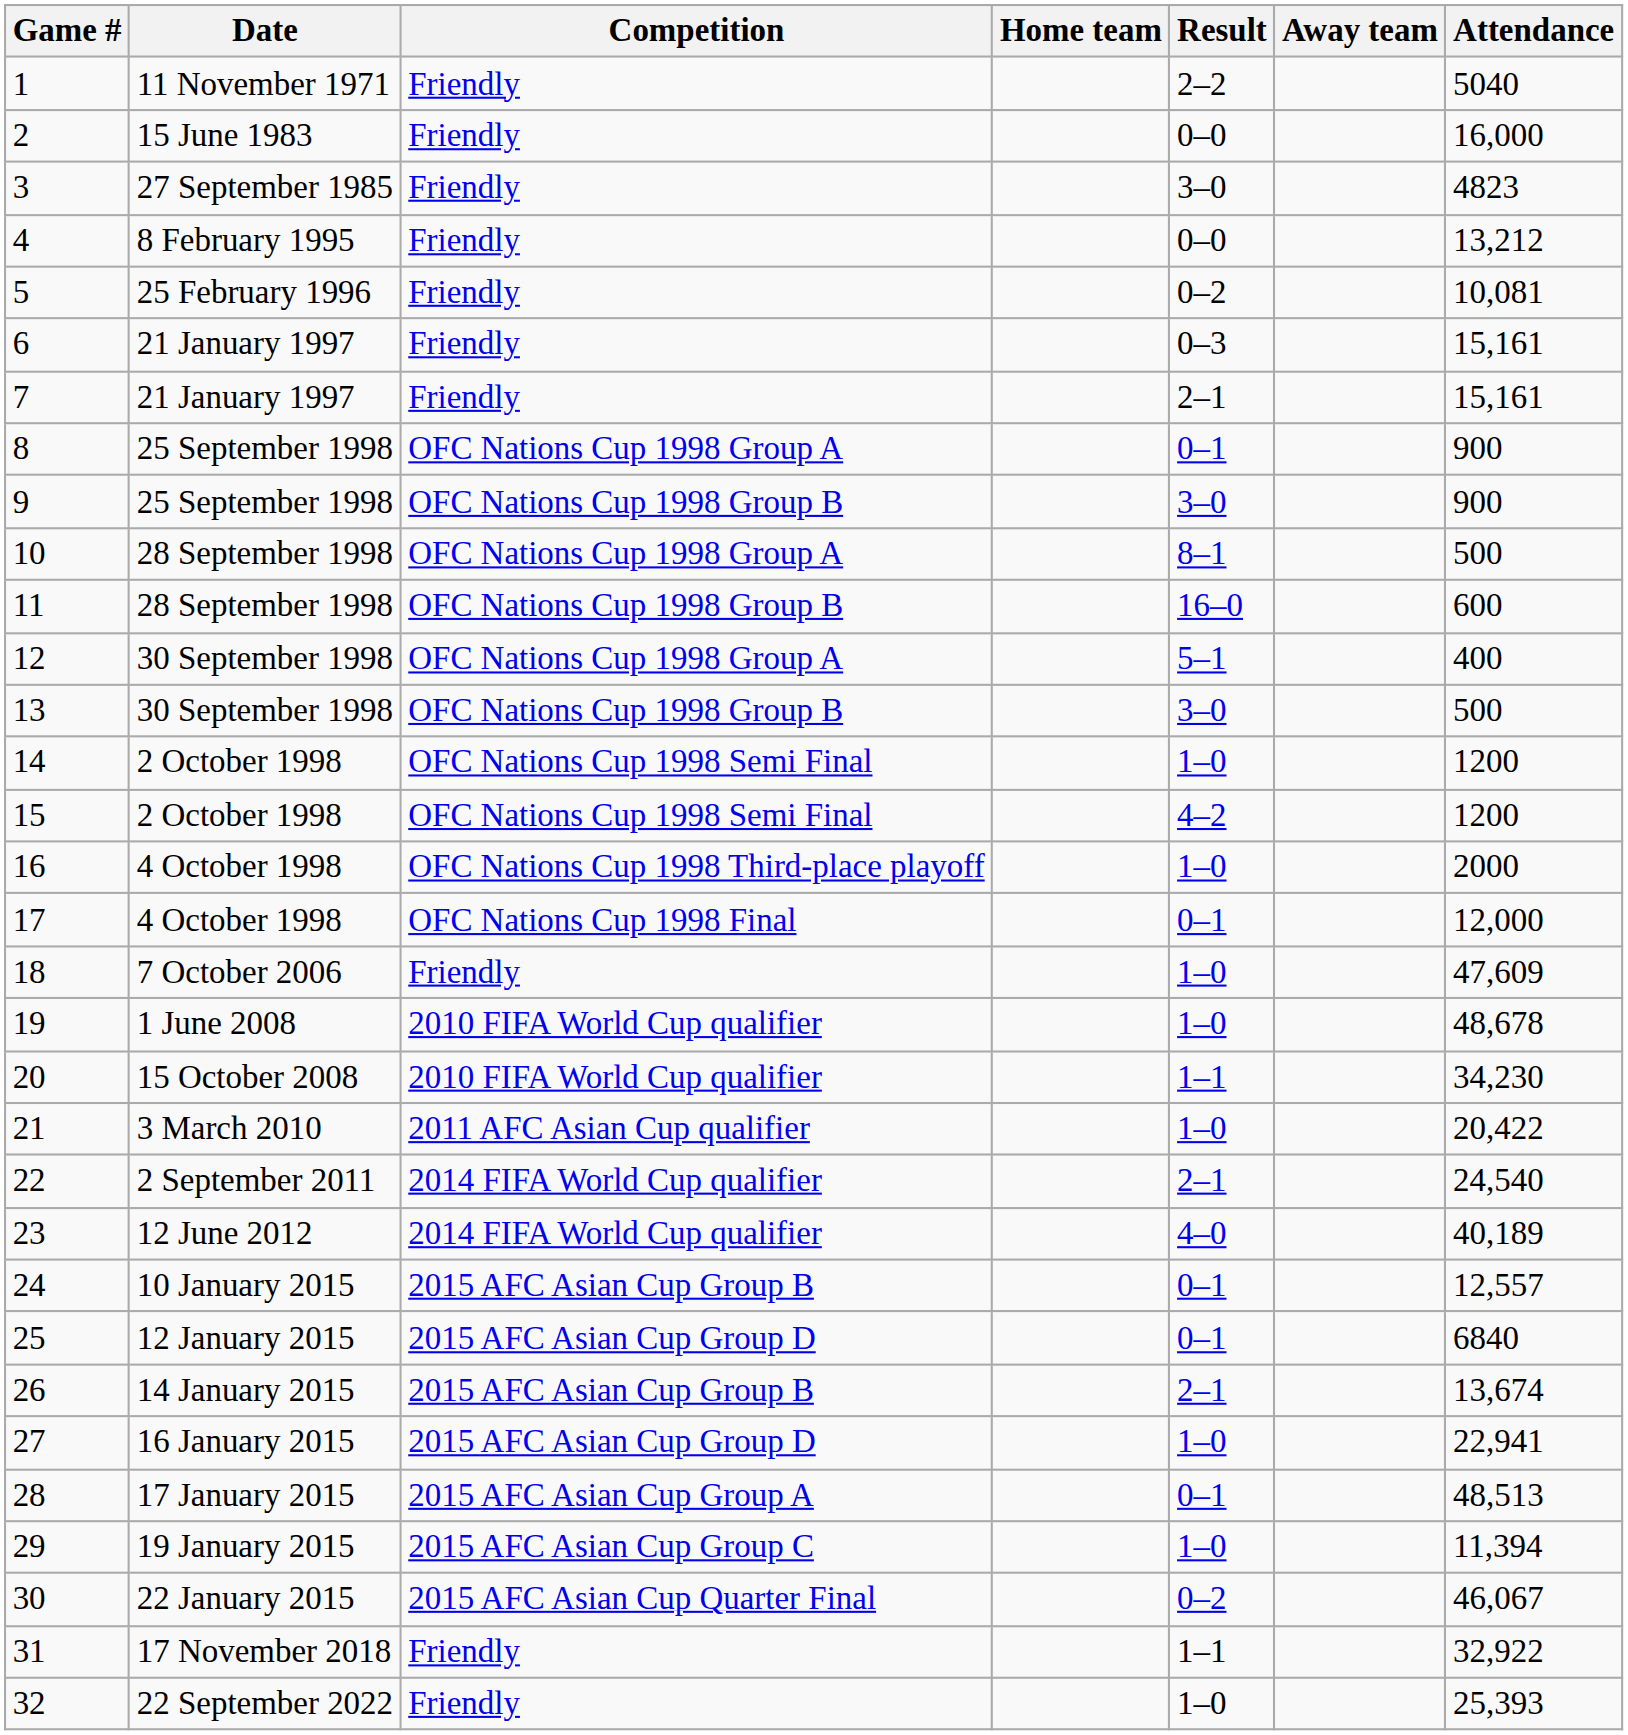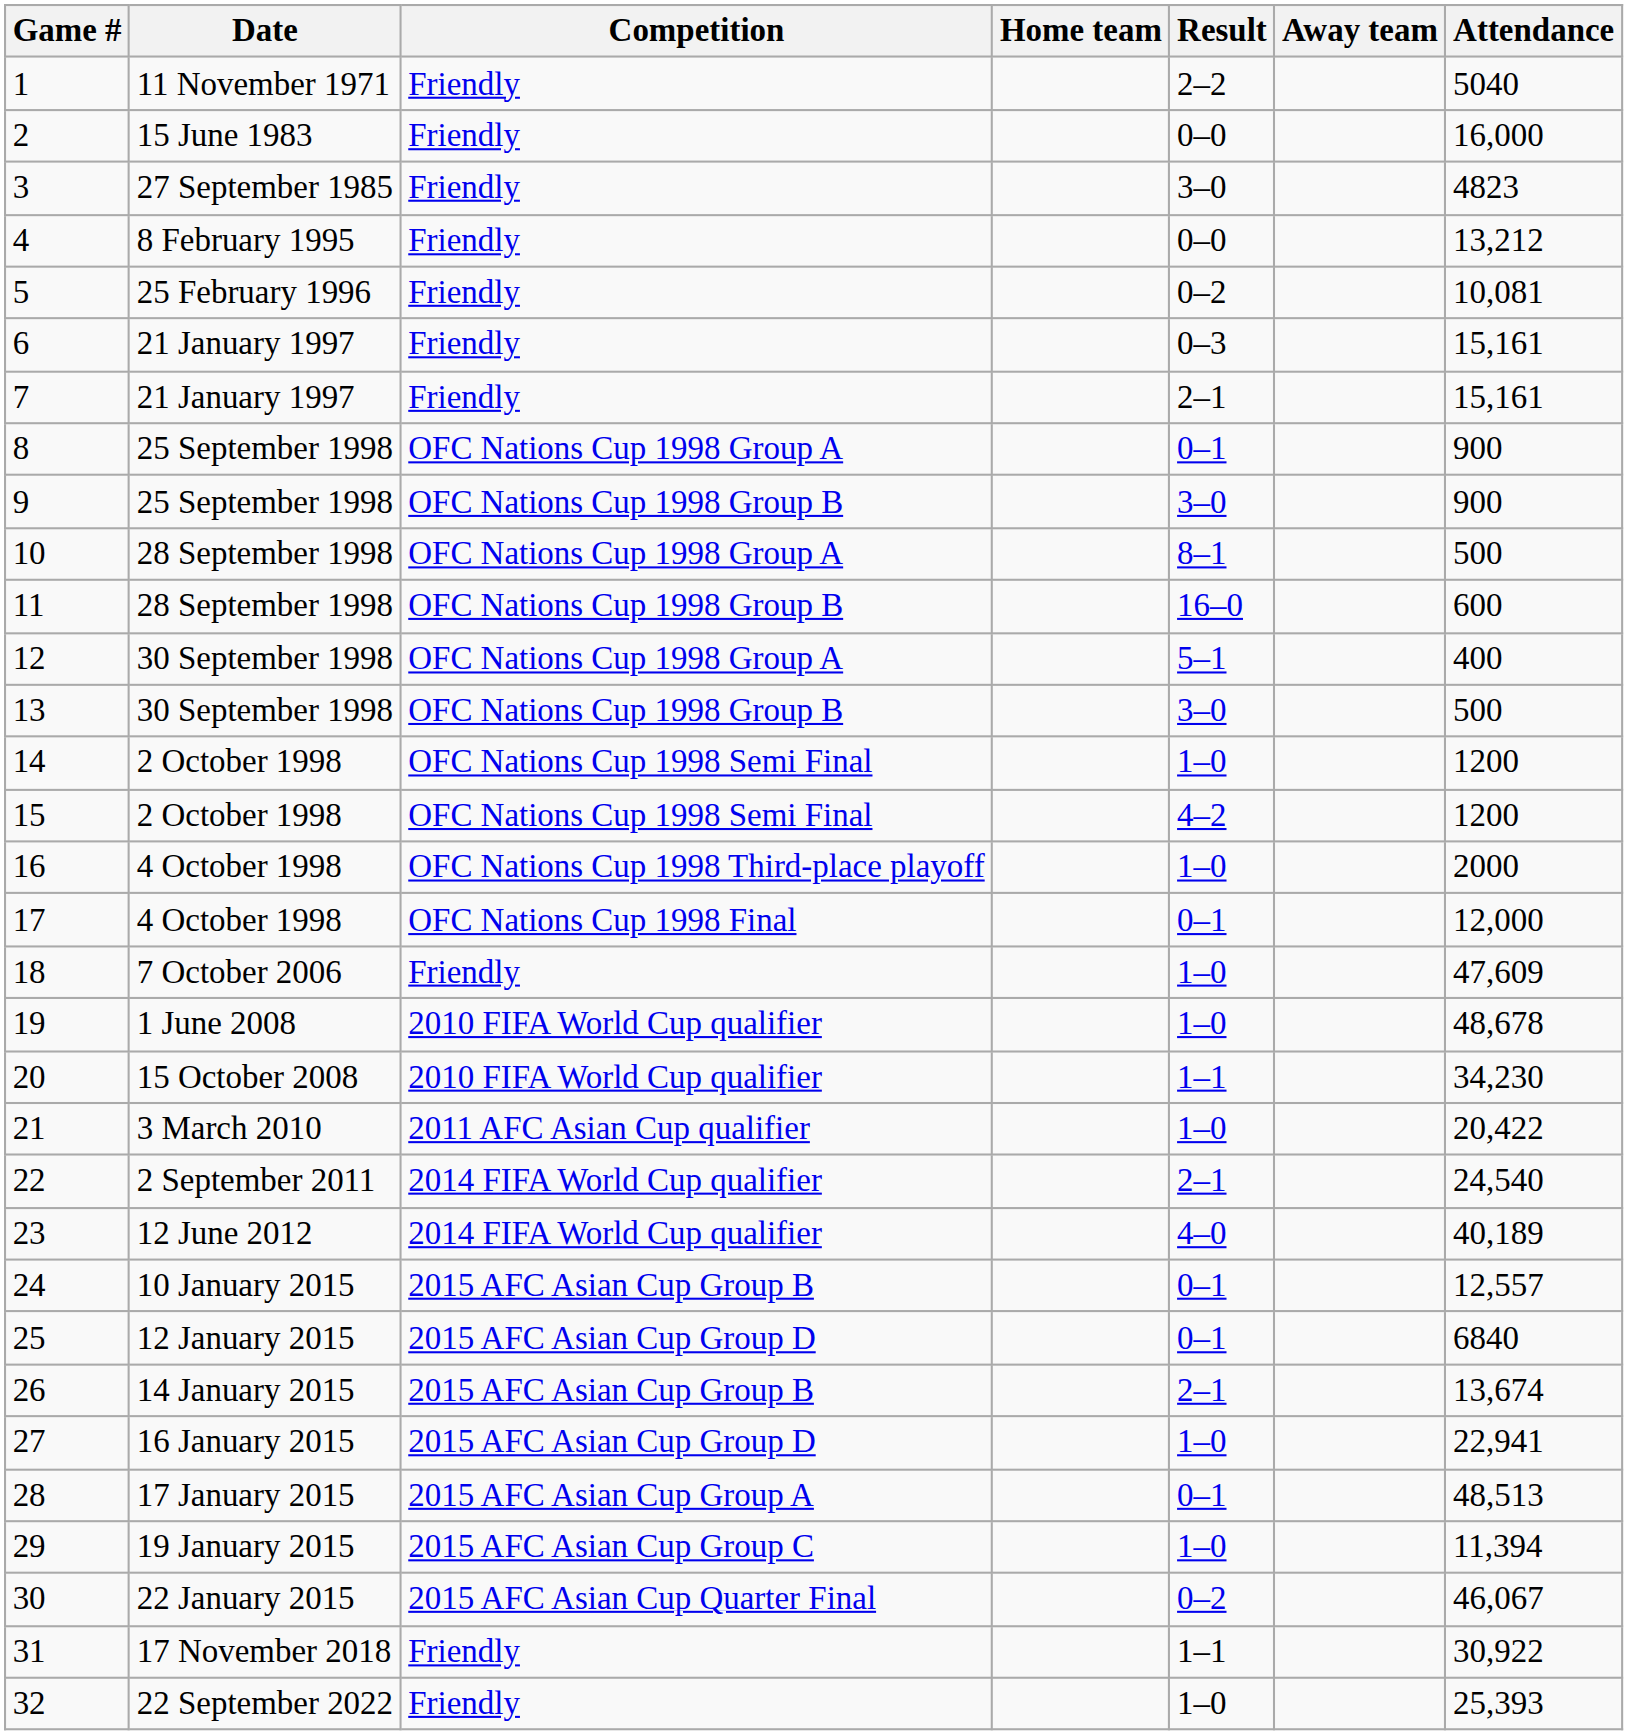(1498, 1651) 32,922 -> (1498, 1651) 30,922
